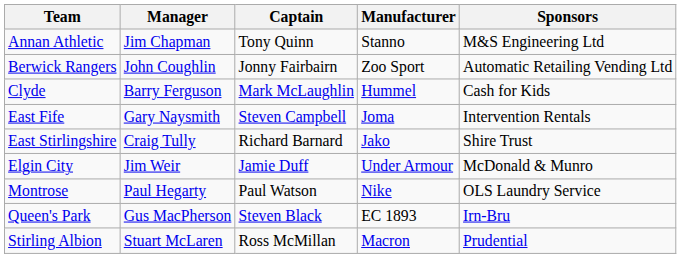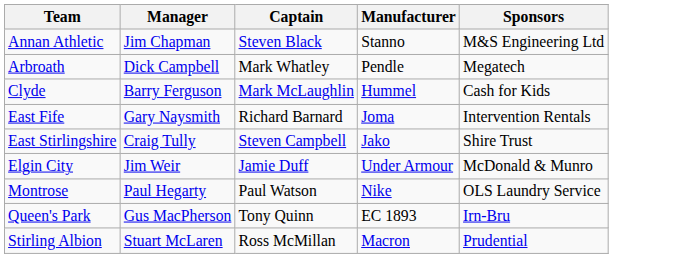(276, 41) Tony Quinn -> (280, 41) Steven Black
+ row: (36, 66)
- row: (62, 66)
(292, 116) Steven Campbell -> (291, 116) Richard Barnard
(291, 141) Richard Barnard -> (292, 141) Steven Campbell
(280, 215) Steven Black -> (276, 215) Tony Quinn
